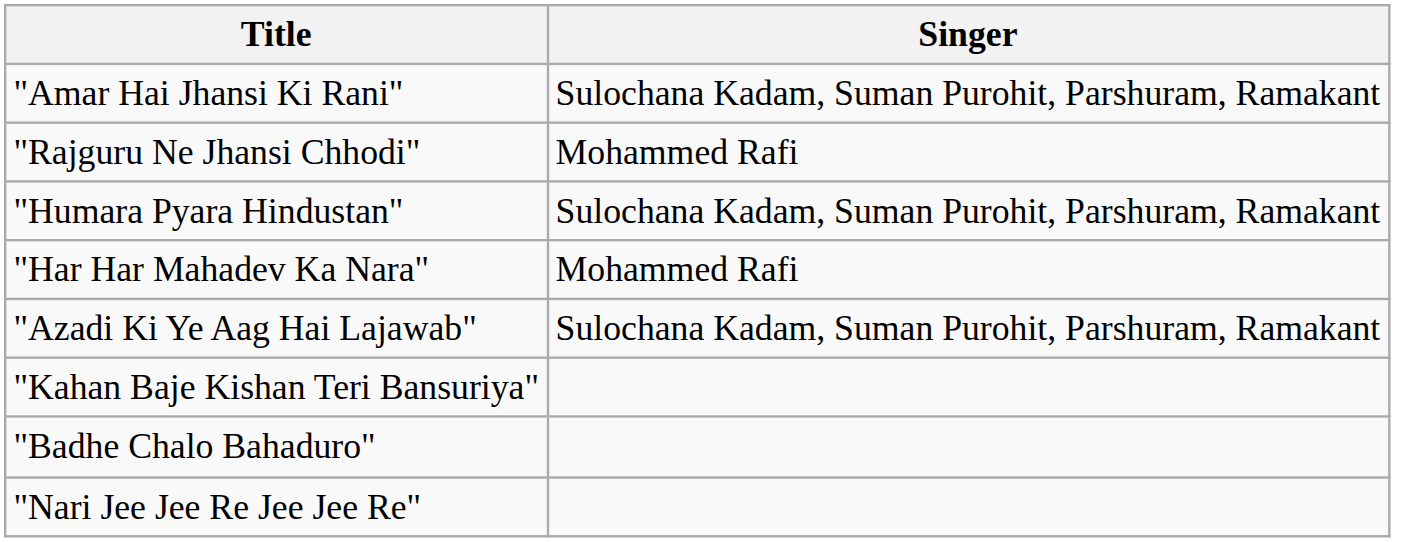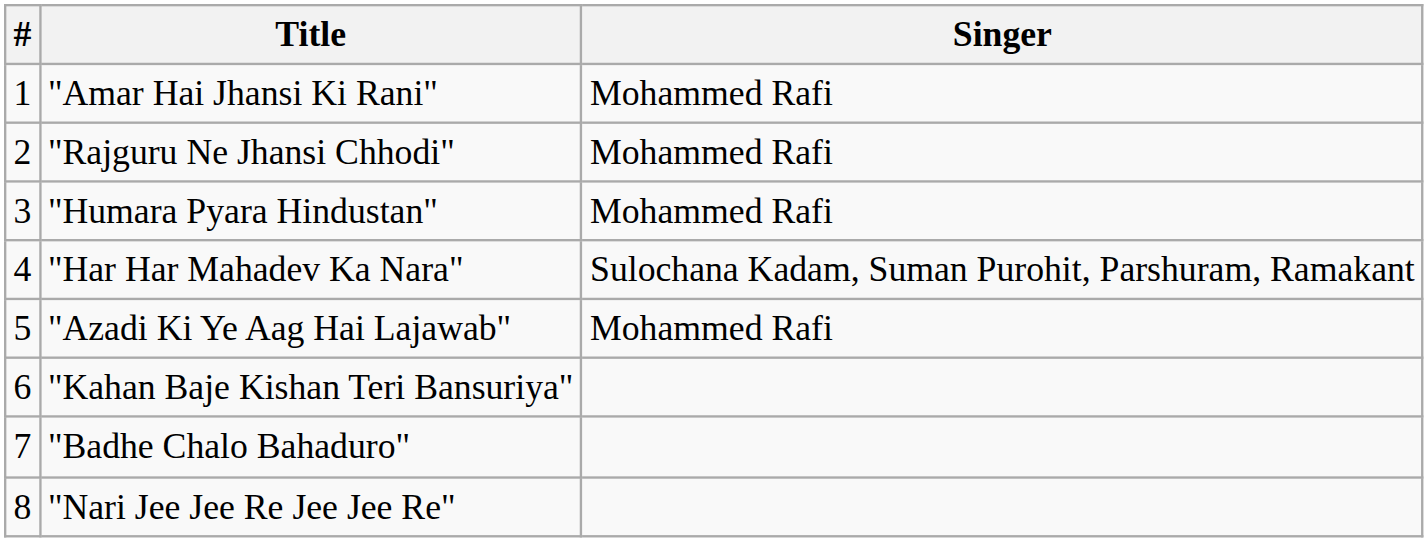+ column: (22, 34)
(968, 93) Sulochana Kadam, Suman Purohit, Parshuram, Ramakant -> (711, 93) Mohammed Rafi
(968, 210) Sulochana Kadam, Suman Purohit, Parshuram, Ramakant -> (711, 210) Mohammed Rafi
(677, 269) Mohammed Rafi -> (1002, 269) Sulochana Kadam, Suman Purohit, Parshuram, Ramakant
(968, 328) Sulochana Kadam, Suman Purohit, Parshuram, Ramakant -> (711, 328) Mohammed Rafi
